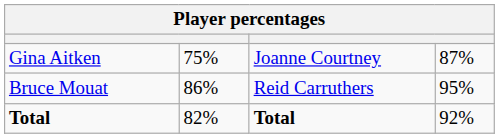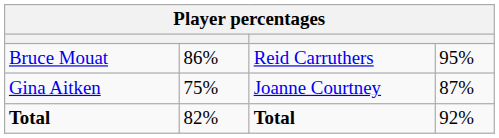rows swapped: (55, 58) <-> (58, 88)
